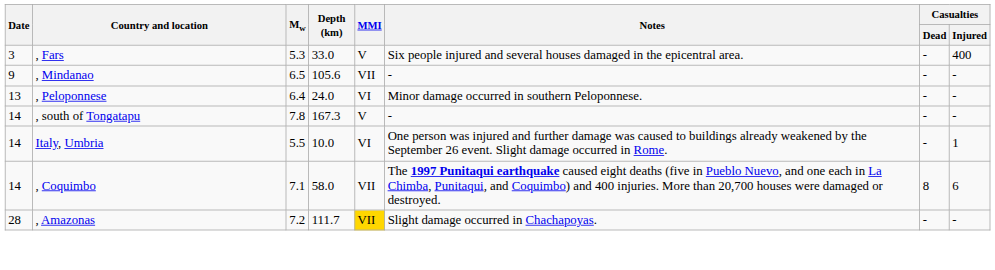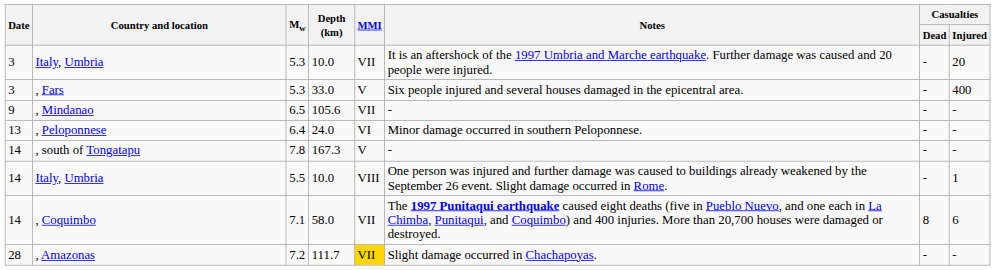+ row: (69, 62)
(364, 143) VI -> (368, 178) VIII
